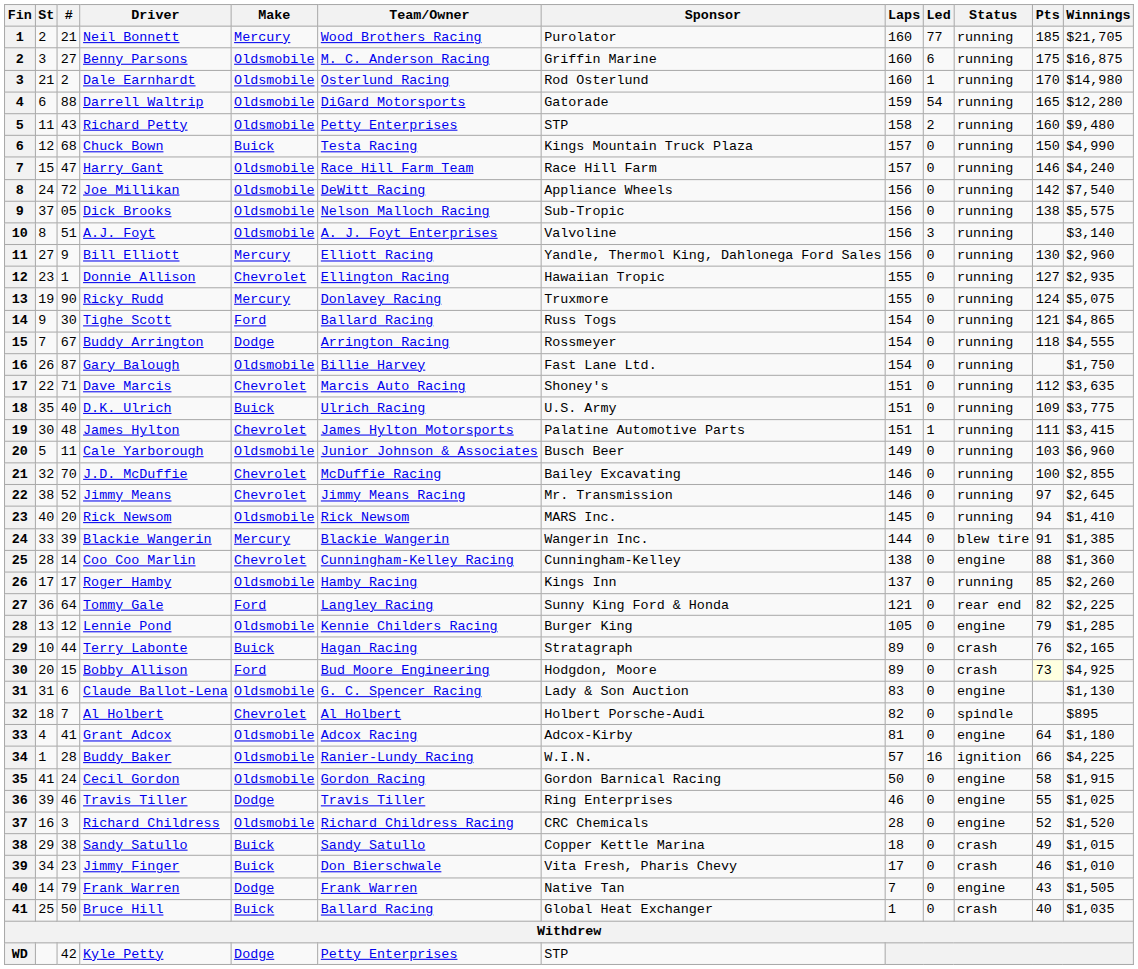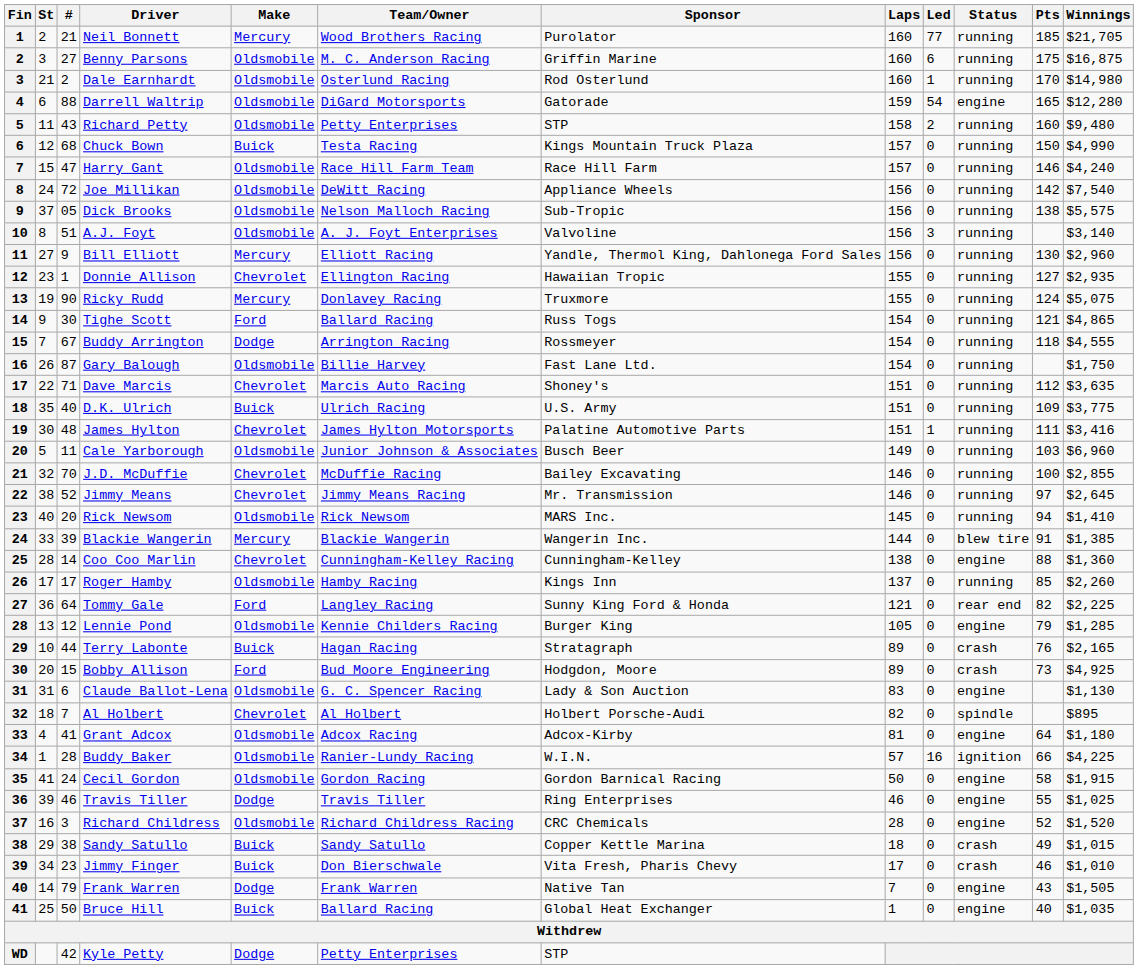(985, 103) running -> (981, 103) engine
(1090, 430) $3,415 -> (1090, 430) $3,416
(1044, 670) lightyellow background -> (1044, 670) no background
(977, 910) crash -> (981, 910) engine
